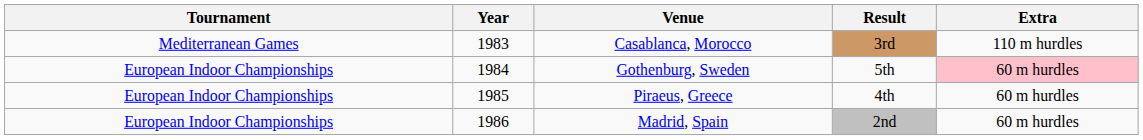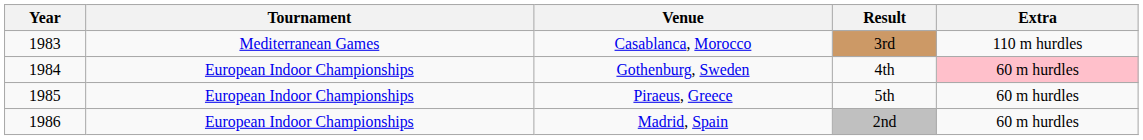columns swapped: (493, 17) <-> (229, 17)
(885, 69) 5th -> (885, 69) 4th
(885, 95) 4th -> (885, 95) 5th
